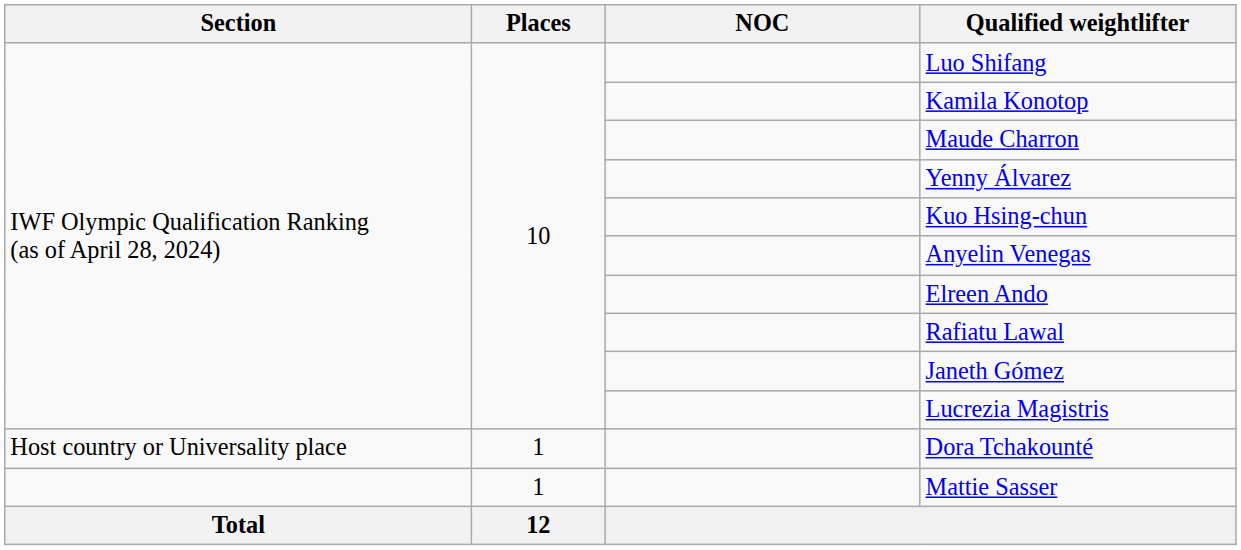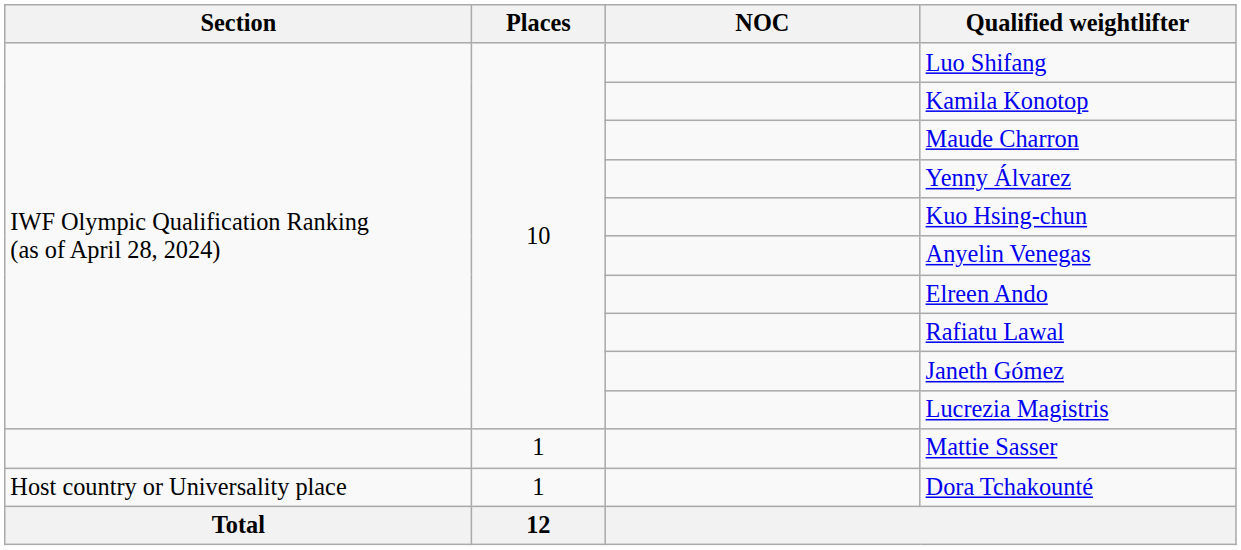rows swapped: (991, 486) <-> (1009, 448)
